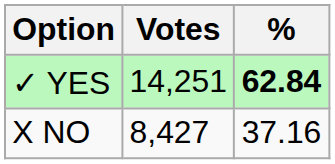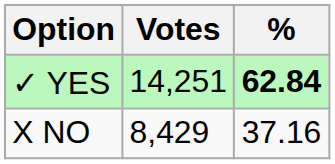(169, 132) 8,427 -> (169, 132) 8,429
